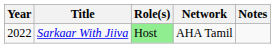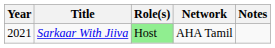(19, 33) 2022 -> (19, 33) 2021
